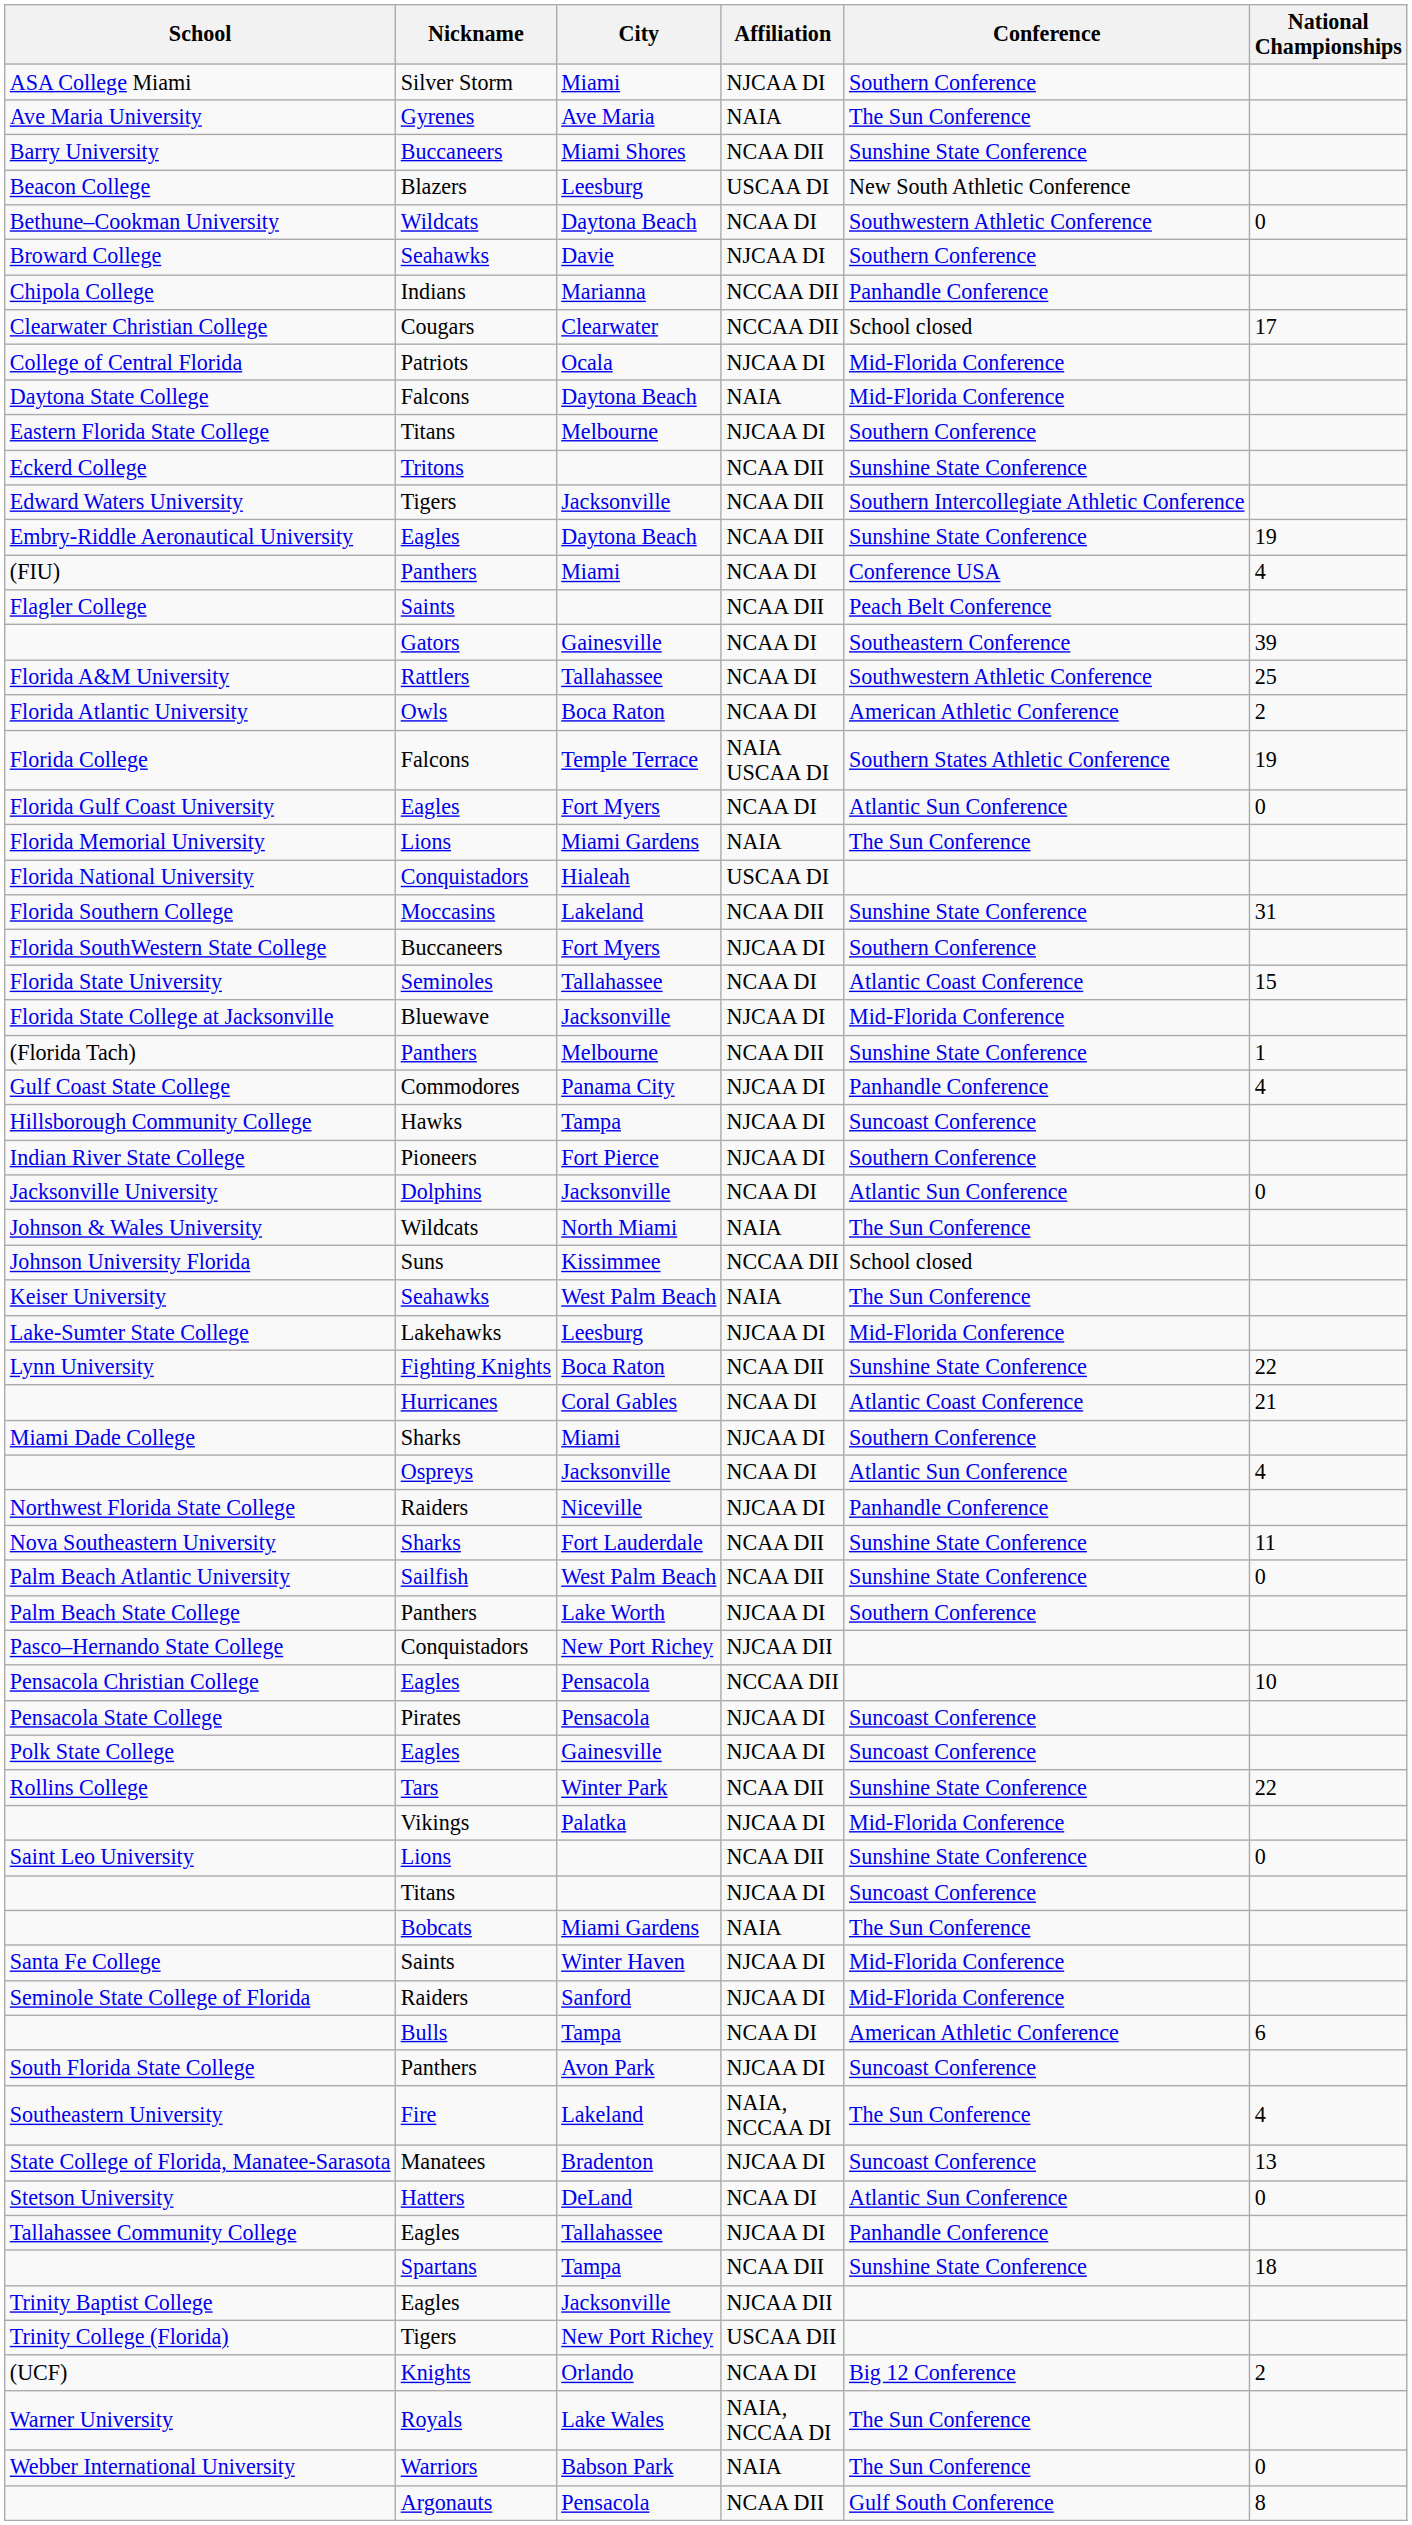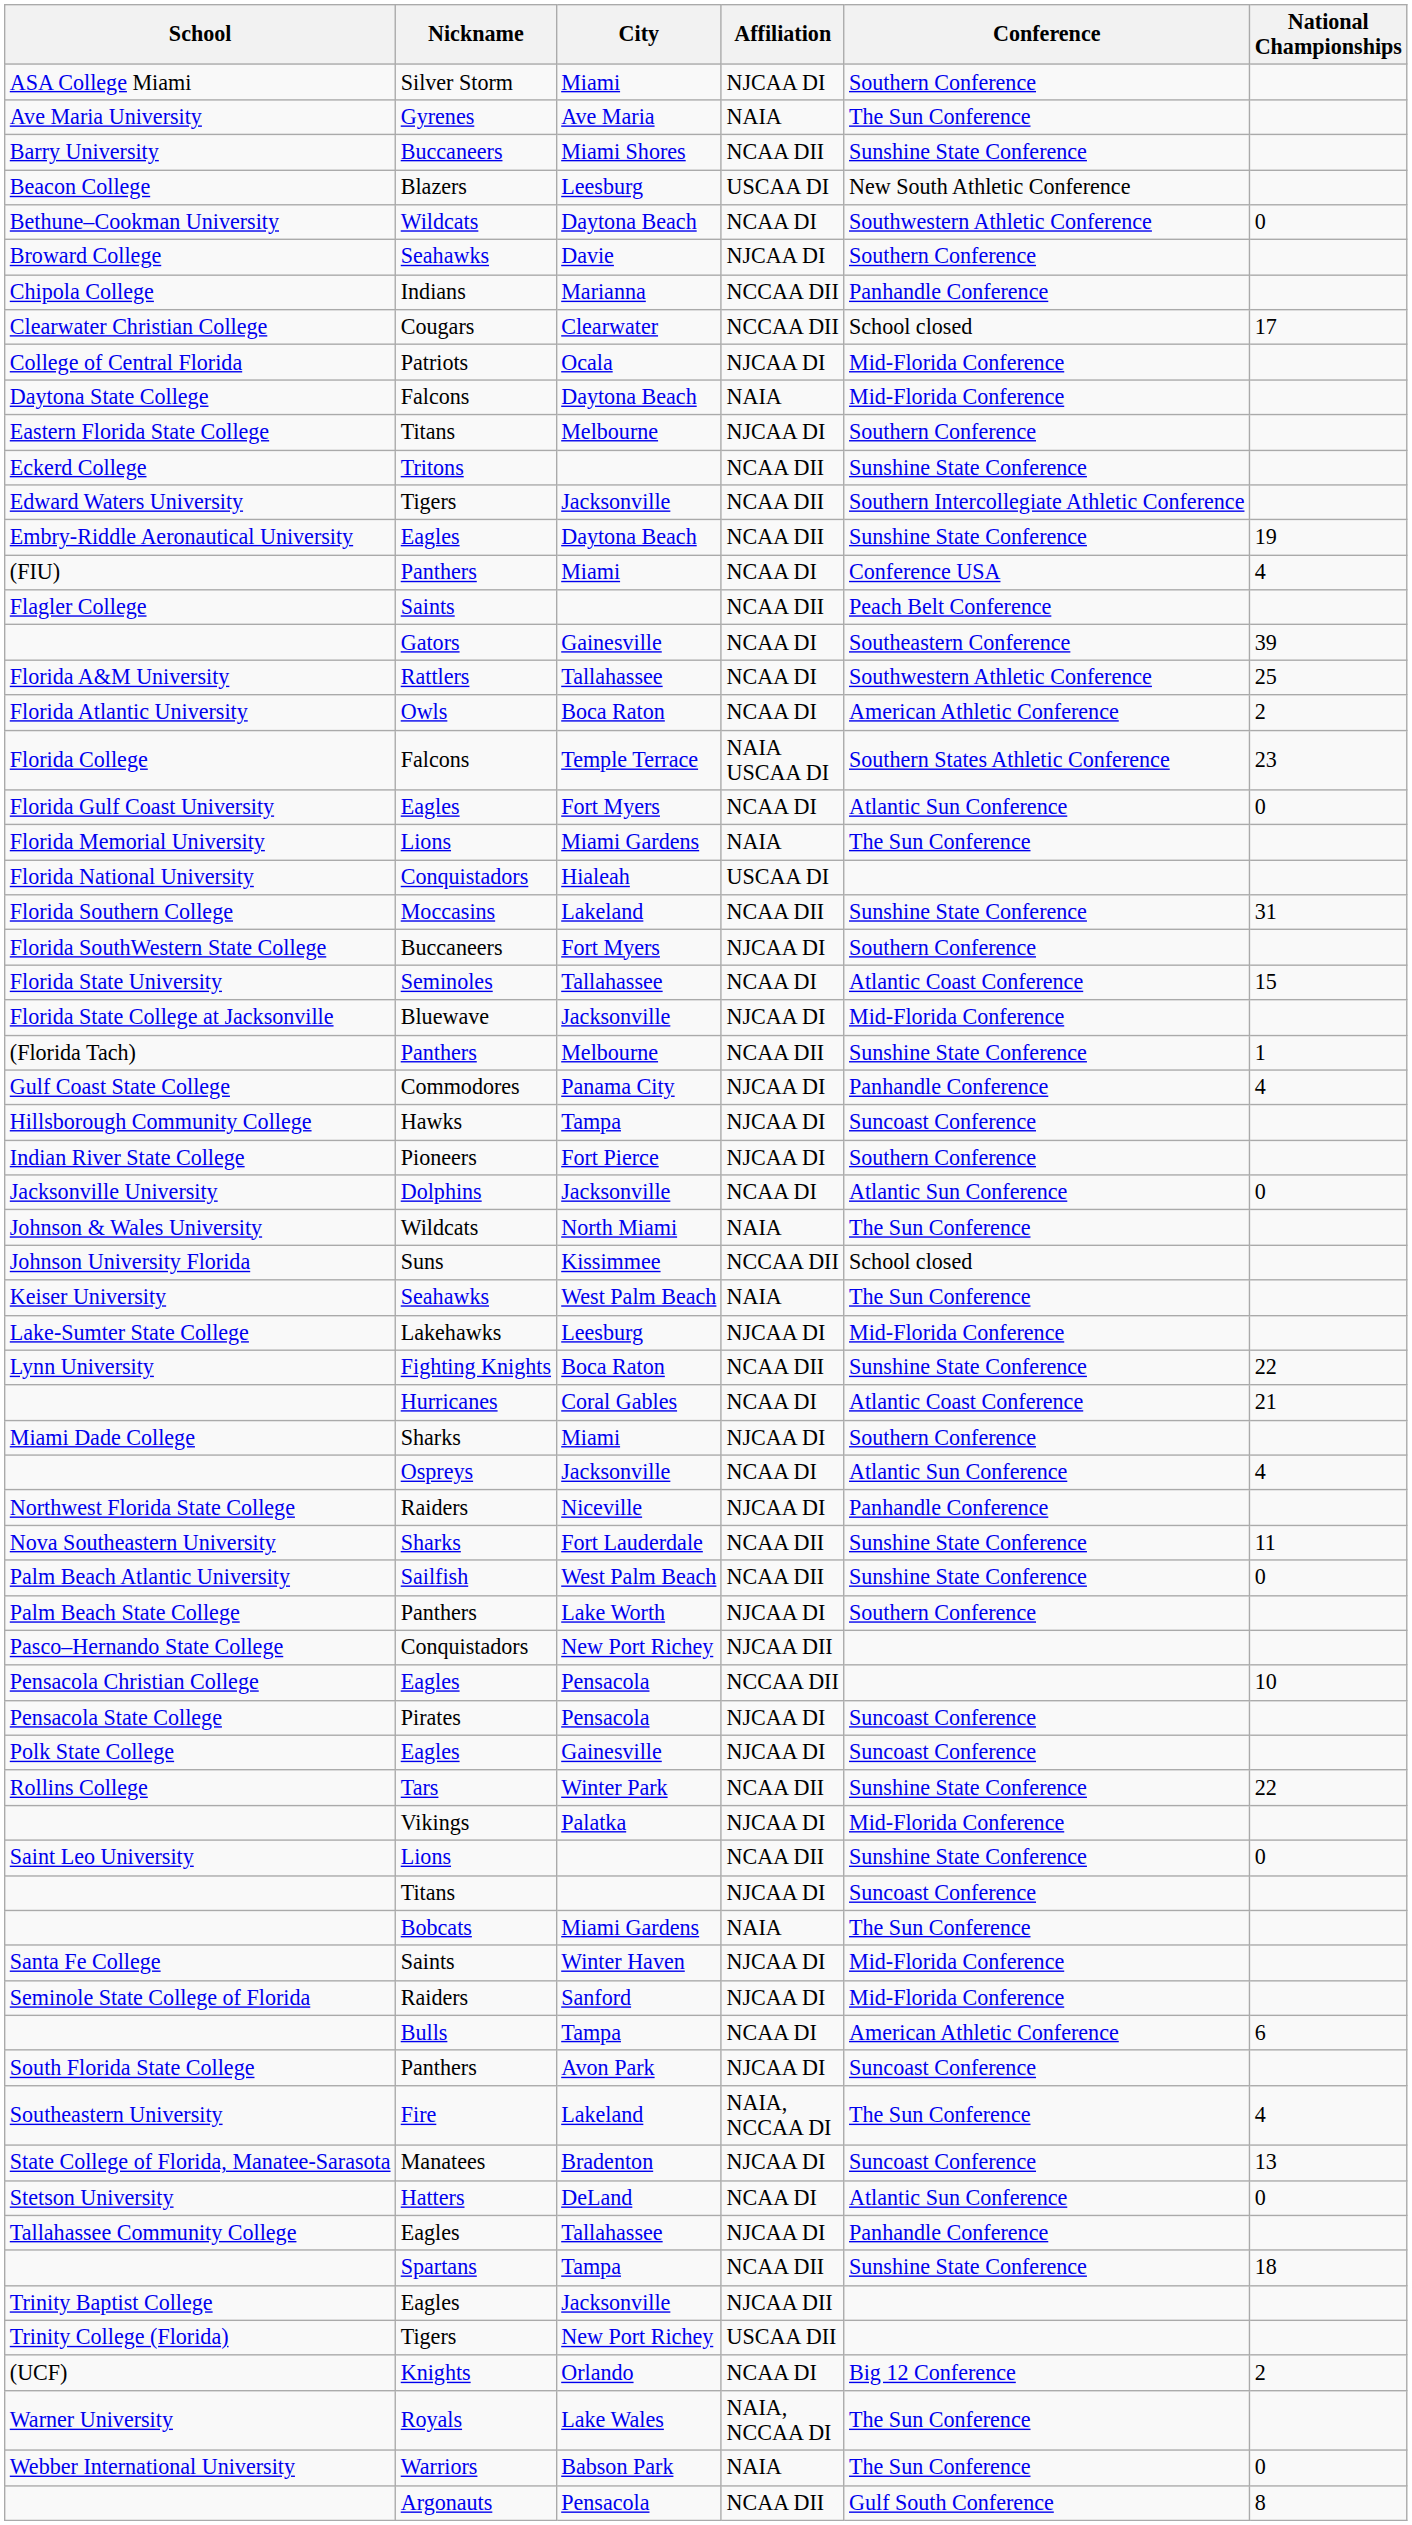(1266, 759) 19 -> (1266, 759) 23
